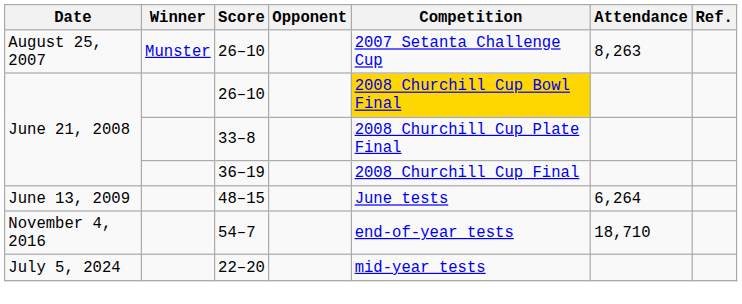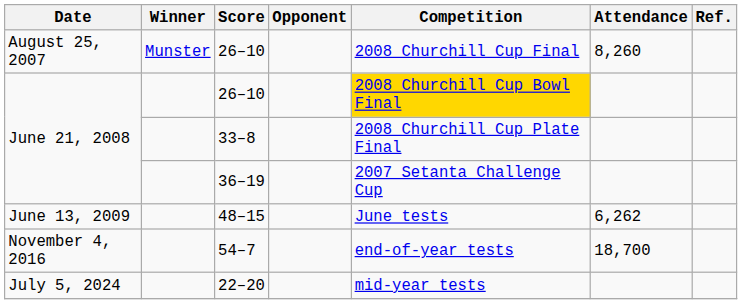(458, 52) 2007 Setanta Challenge Cup -> (467, 52) 2008 Churchill Cup Final
(618, 52) 8,263 -> (618, 52) 8,260
(467, 173) 2008 Churchill Cup Final -> (458, 182) 2007 Setanta Challenge Cup
(618, 198) 6,264 -> (618, 216) 6,262
(622, 233) 18,710 -> (622, 251) 18,700
